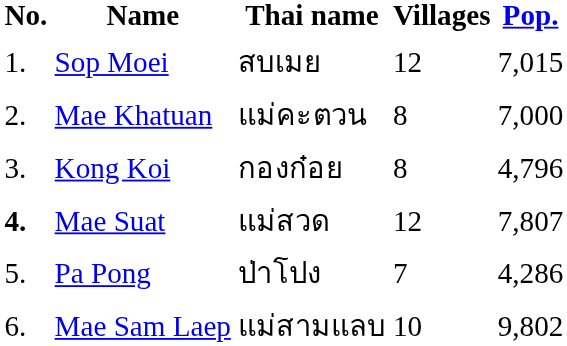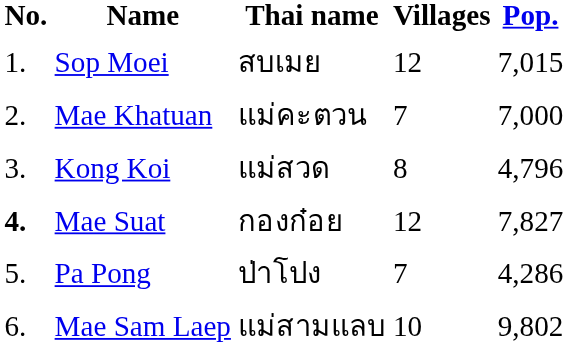(400, 114) 8 -> (400, 114) 7
(290, 168) กองก๋อย -> (284, 168) แม่สวด
(284, 221) แม่สวด -> (290, 221) กองก๋อย
(531, 220) 7,807 -> (531, 220) 7,827
